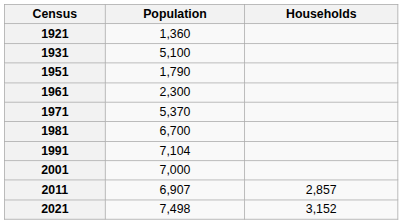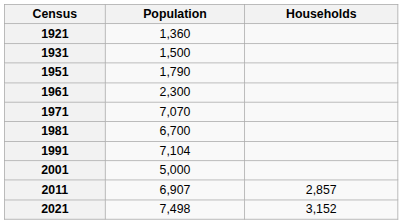(175, 53) 5,100 -> (175, 53) 1,500
(175, 111) 5,370 -> (175, 111) 7,070
(175, 170) 7,000 -> (175, 170) 5,000
